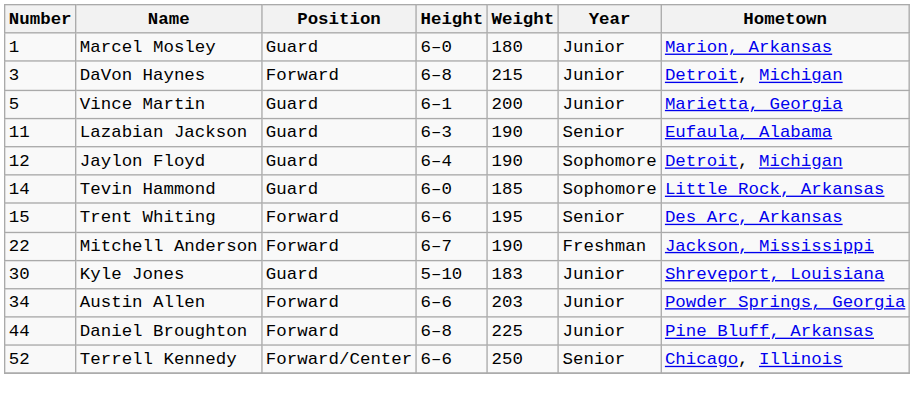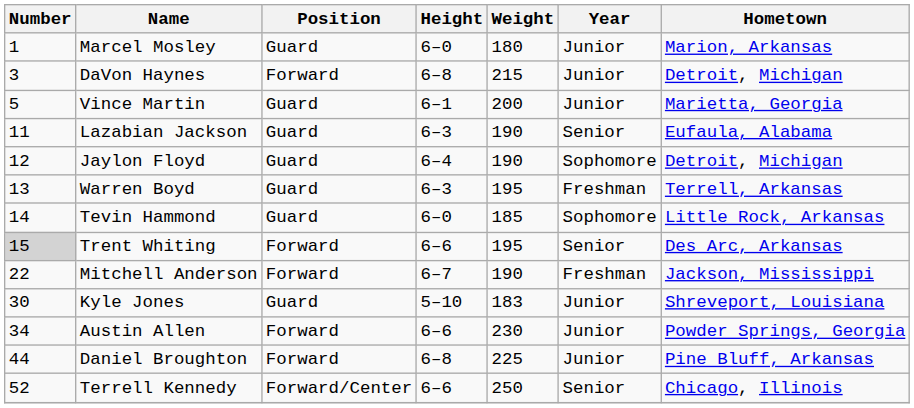+ row: (137, 189)
(19, 218) no background -> (19, 246) lightgrey background
(507, 303) 203 -> (507, 331) 230
